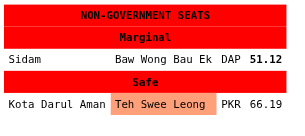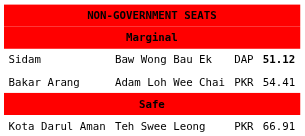+ row: (44, 82)
(160, 104) lightsalmon background -> (160, 126) no background
(266, 104) 66.19 -> (279, 126) 66.91
